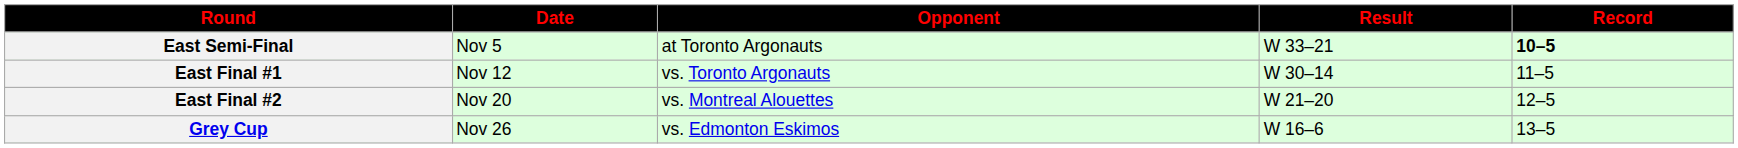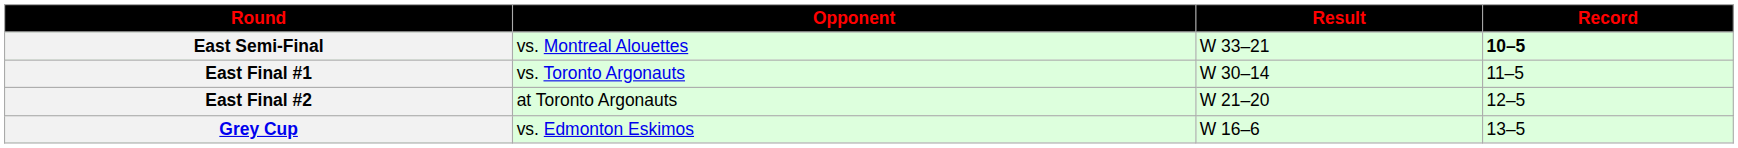- column: (555, 18)
(742, 45) at Toronto Argonauts -> (602, 45) vs. Montreal Alouettes
(748, 101) vs. Montreal Alouettes -> (597, 101) at Toronto Argonauts
